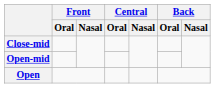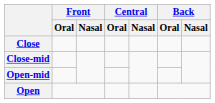+ row: (28, 43)
